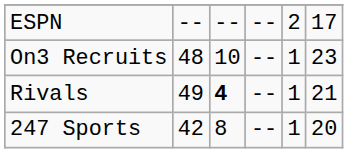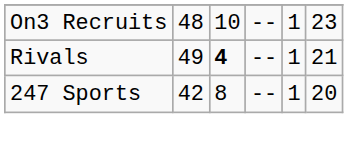- row: (36, 23)
